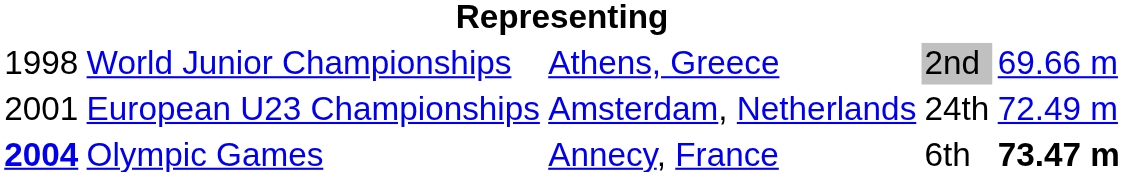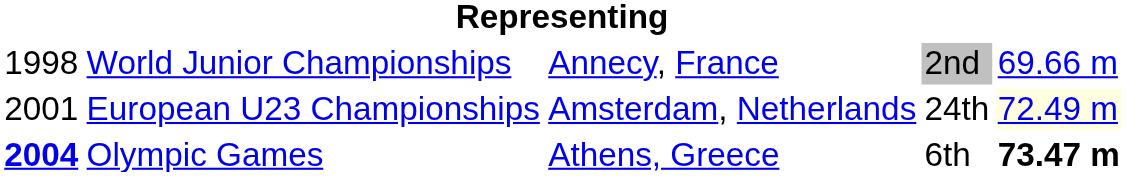(664, 63) Athens, Greece -> (664, 63) Annecy, France
(1058, 108) no background -> (1058, 108) lightyellow background
(664, 154) Annecy, France -> (664, 154) Athens, Greece
